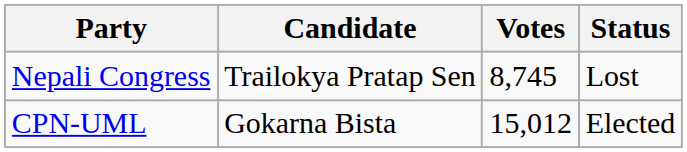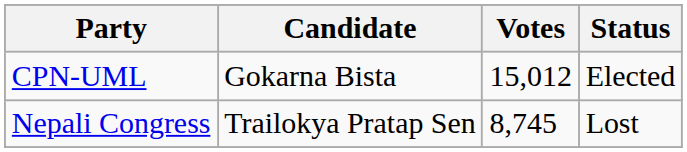rows swapped: (79, 123) <-> (111, 75)
